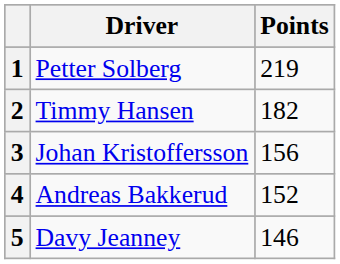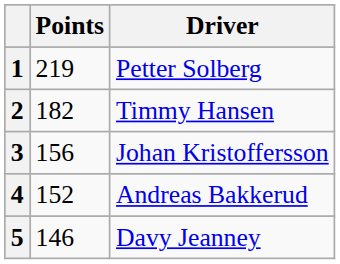columns swapped: (142, 25) <-> (294, 25)
